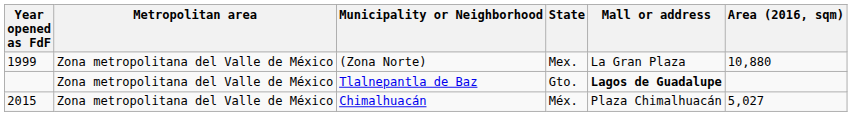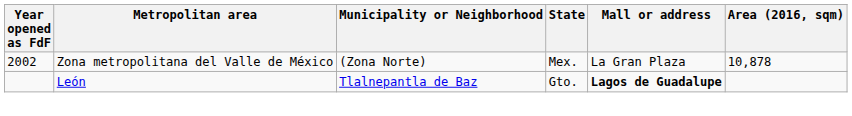(22, 62) 1999 -> (22, 62) 2002
(749, 62) 10,880 -> (749, 62) 10,878
(195, 82) Zona metropolitana del Valle de México -> (71, 82) León
- row: (383, 101)
